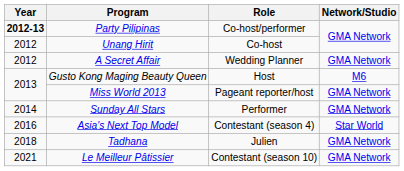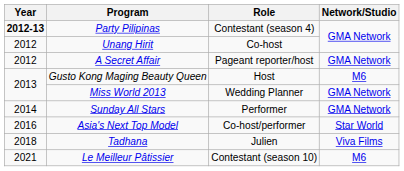(264, 29) Co-host/performer -> (264, 29) Contestant (season 4)
(264, 61) Wedding Planner -> (264, 61) Pageant reporter/host
(264, 93) Pageant reporter/host -> (264, 93) Wedding Planner
(264, 125) Contestant (season 4) -> (264, 125) Co-host/performer
(359, 142) GMA Network -> (359, 142) Viva Films
(359, 158) GMA Network -> (359, 158) M6
